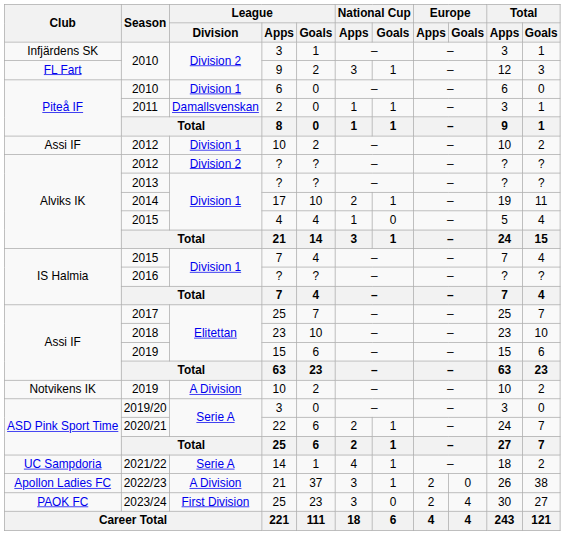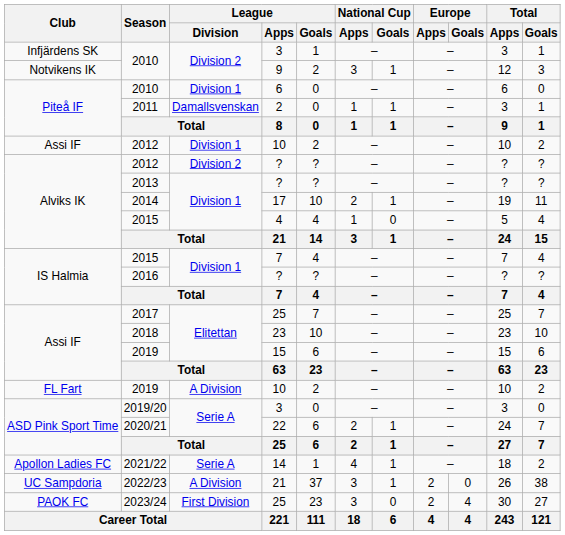(63, 70) FL Fart -> (63, 70) Notvikens IK
(63, 389) Notvikens IK -> (63, 389) FL Fart
(63, 464) UC Sampdoria -> (63, 464) Apollon Ladies FC
(63, 483) Apollon Ladies FC -> (63, 483) UC Sampdoria
